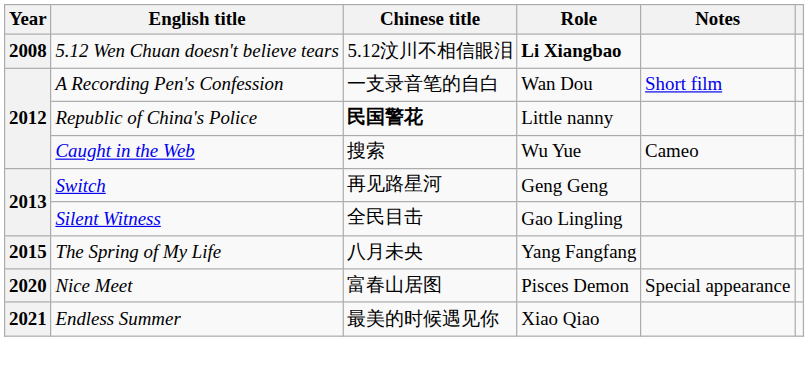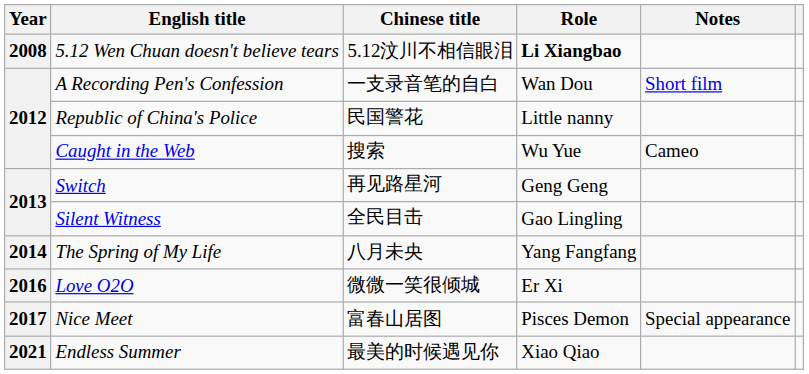(385, 117) bold -> (385, 117) normal
(28, 252) 2015 -> (28, 252) 2014
+ row: (94, 285)
(28, 285) 2020 -> (28, 319) 2017
